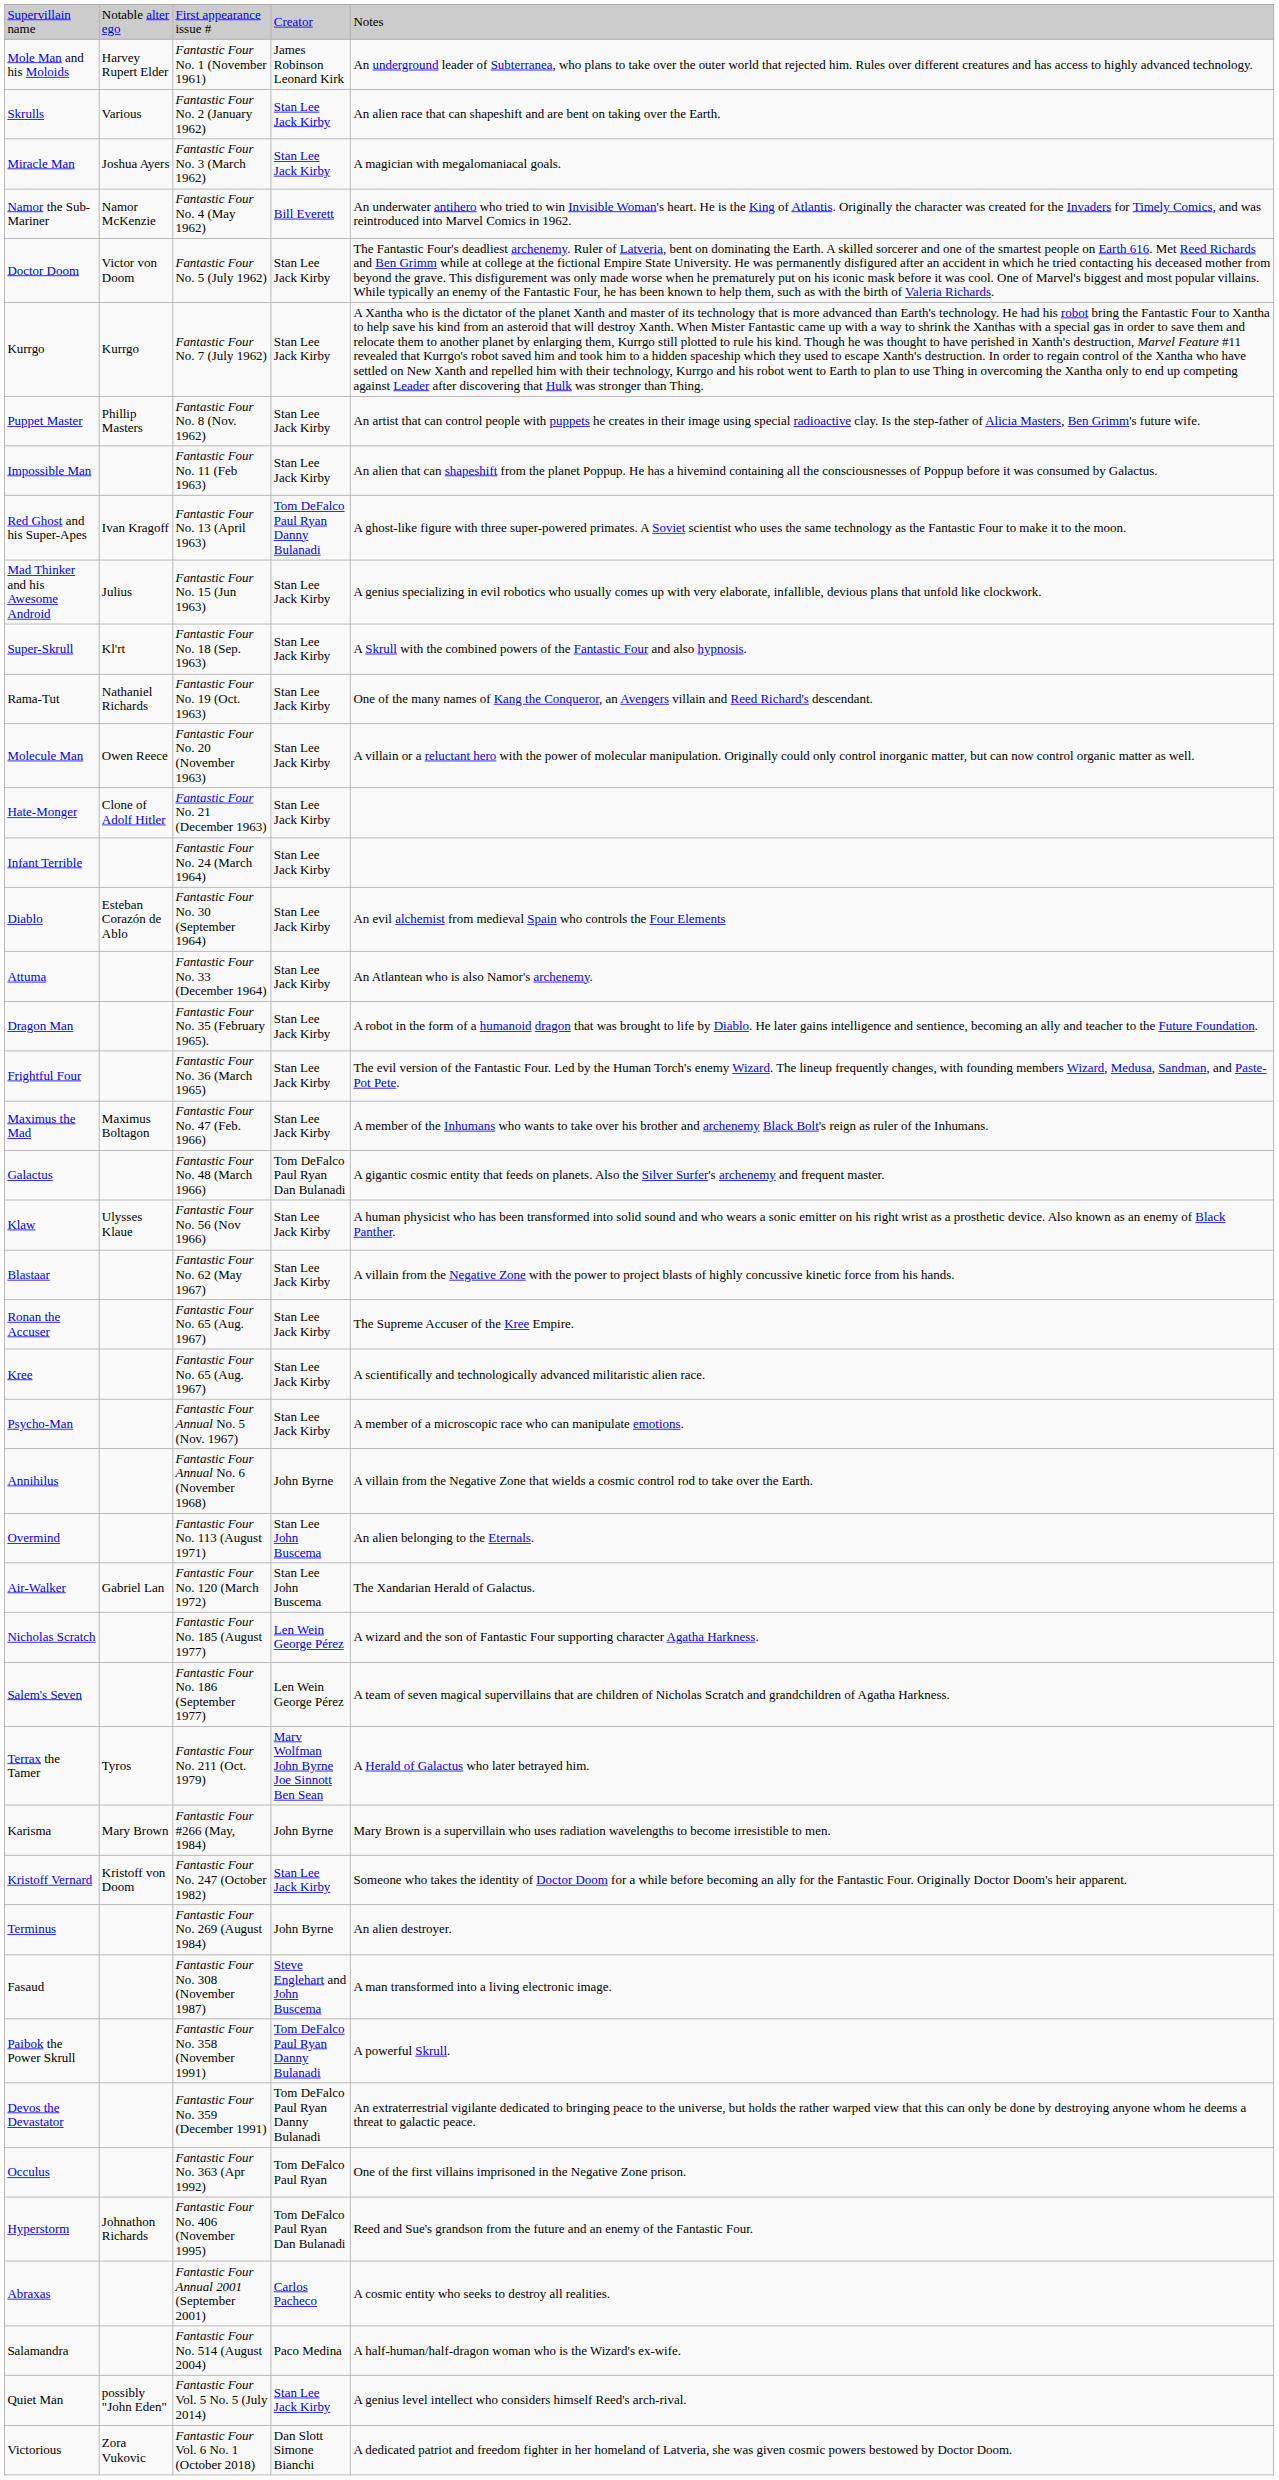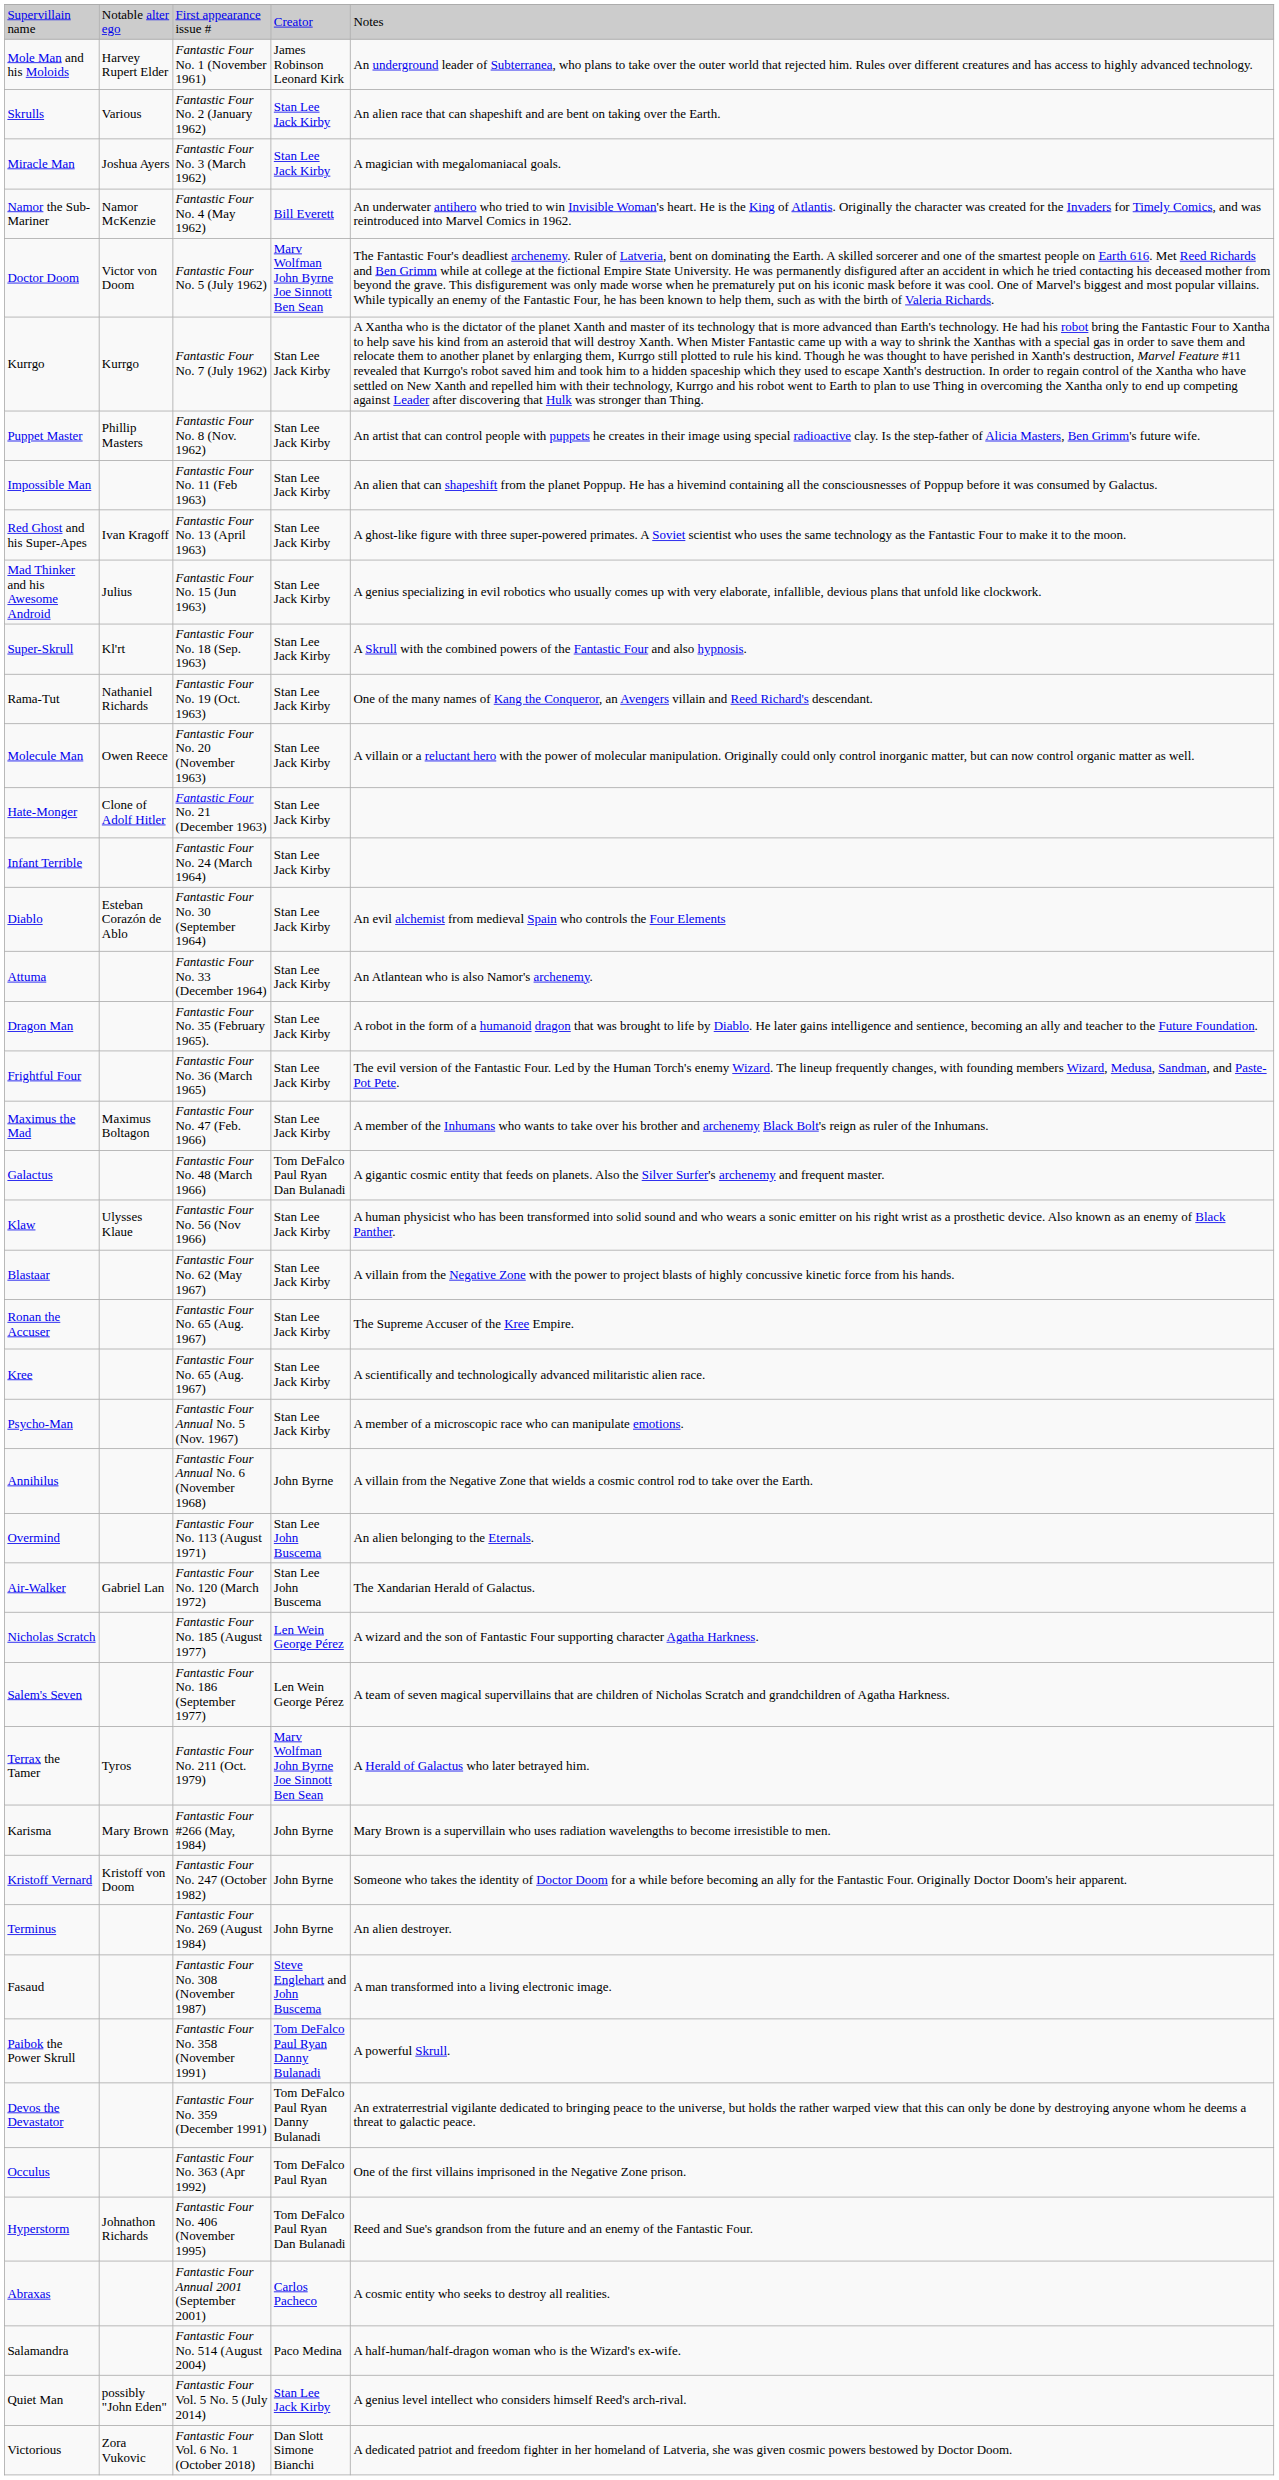(302, 270) Stan Lee Jack Kirby -> (304, 277) Marv Wolfman John Byrne Joe Sinnott Ben Sean
(309, 527) Tom DeFalco Paul Ryan Danny Bulanadi -> (302, 535) Stan Lee Jack Kirby
(302, 1880) Stan Lee Jack Kirby -> (304, 1880) John Byrne
